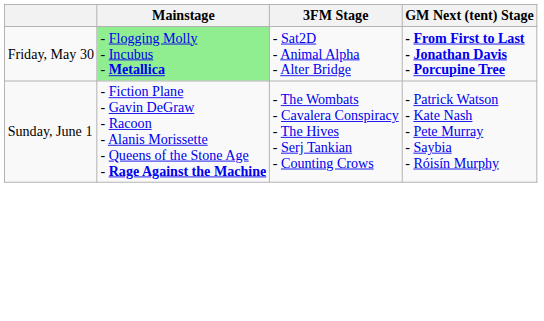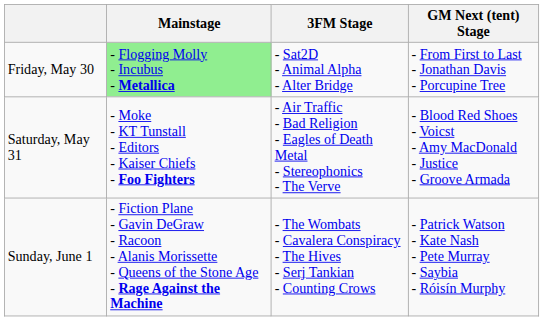(465, 53) bold -> (467, 69) normal
+ row: (49, 147)
